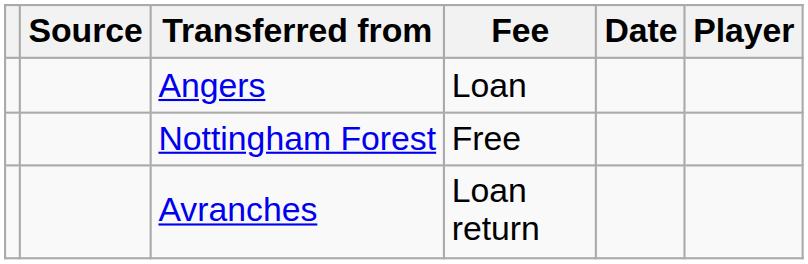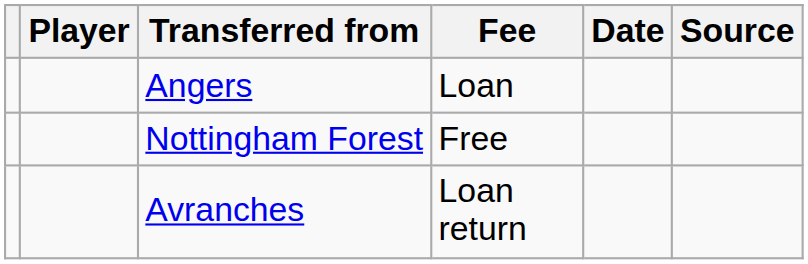columns swapped: (744, 31) <-> (86, 31)
